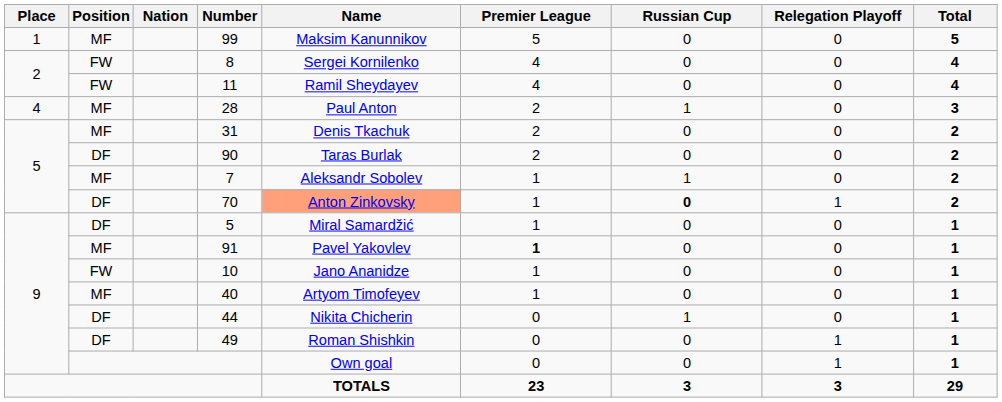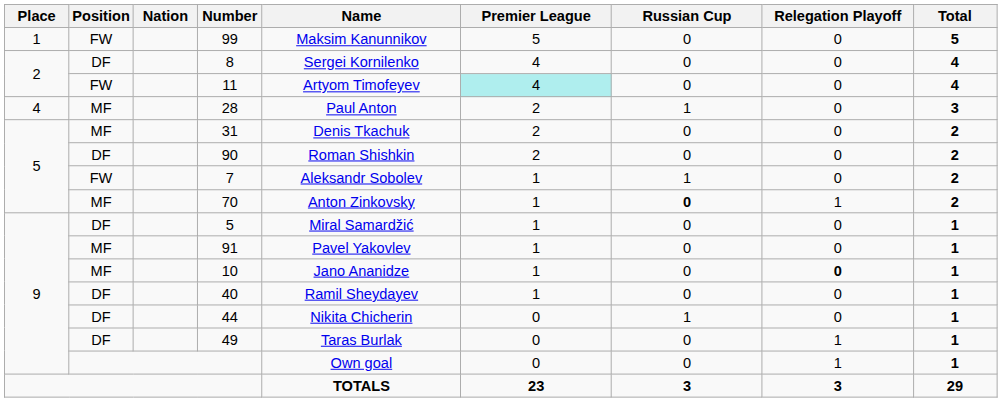(101, 39) MF -> (101, 39) FW
(101, 62) FW -> (101, 62) DF
(361, 86) Ramil Sheydayev -> (361, 86) Artyom Timofeyev
(536, 86) no background -> (536, 86) paleturquoise background
(361, 155) Taras Burlak -> (361, 155) Roman Shishkin
(101, 178) MF -> (101, 178) FW
(101, 201) DF -> (101, 201) MF
(361, 201) lightsalmon background -> (361, 201) no background
(536, 247) bold -> (536, 247) normal
(101, 270) FW -> (101, 270) MF
(838, 270) normal -> (838, 270) bold
(101, 293) MF -> (101, 293) DF
(361, 293) Artyom Timofeyev -> (361, 293) Ramil Sheydayev
(361, 340) Roman Shishkin -> (361, 340) Taras Burlak
